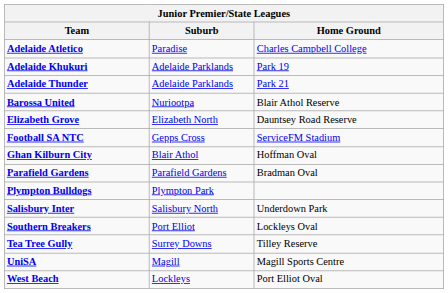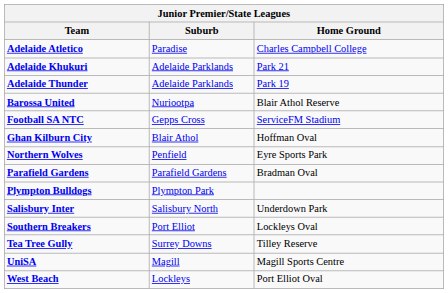(273, 66) Park 19 -> (273, 66) Park 21
(273, 84) Park 21 -> (273, 84) Park 19
- row: (43, 119)
+ row: (45, 155)
